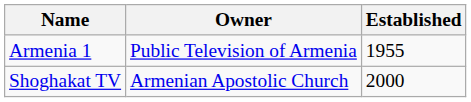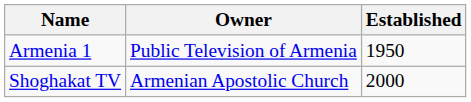(385, 50) 1955 -> (385, 50) 1950
